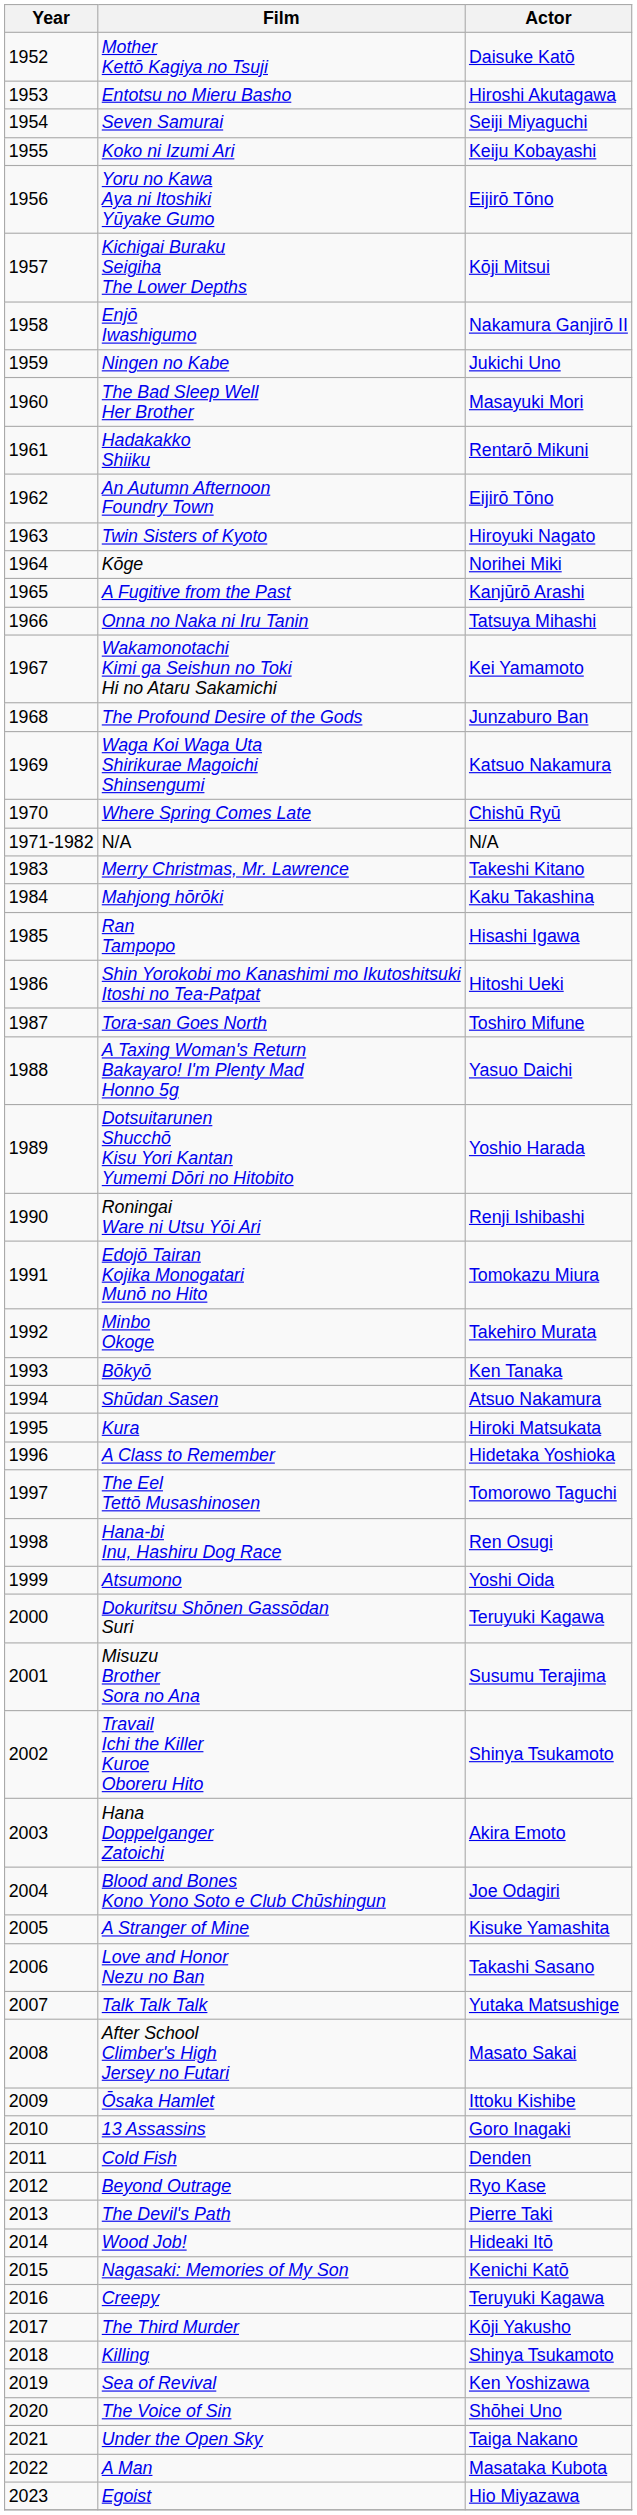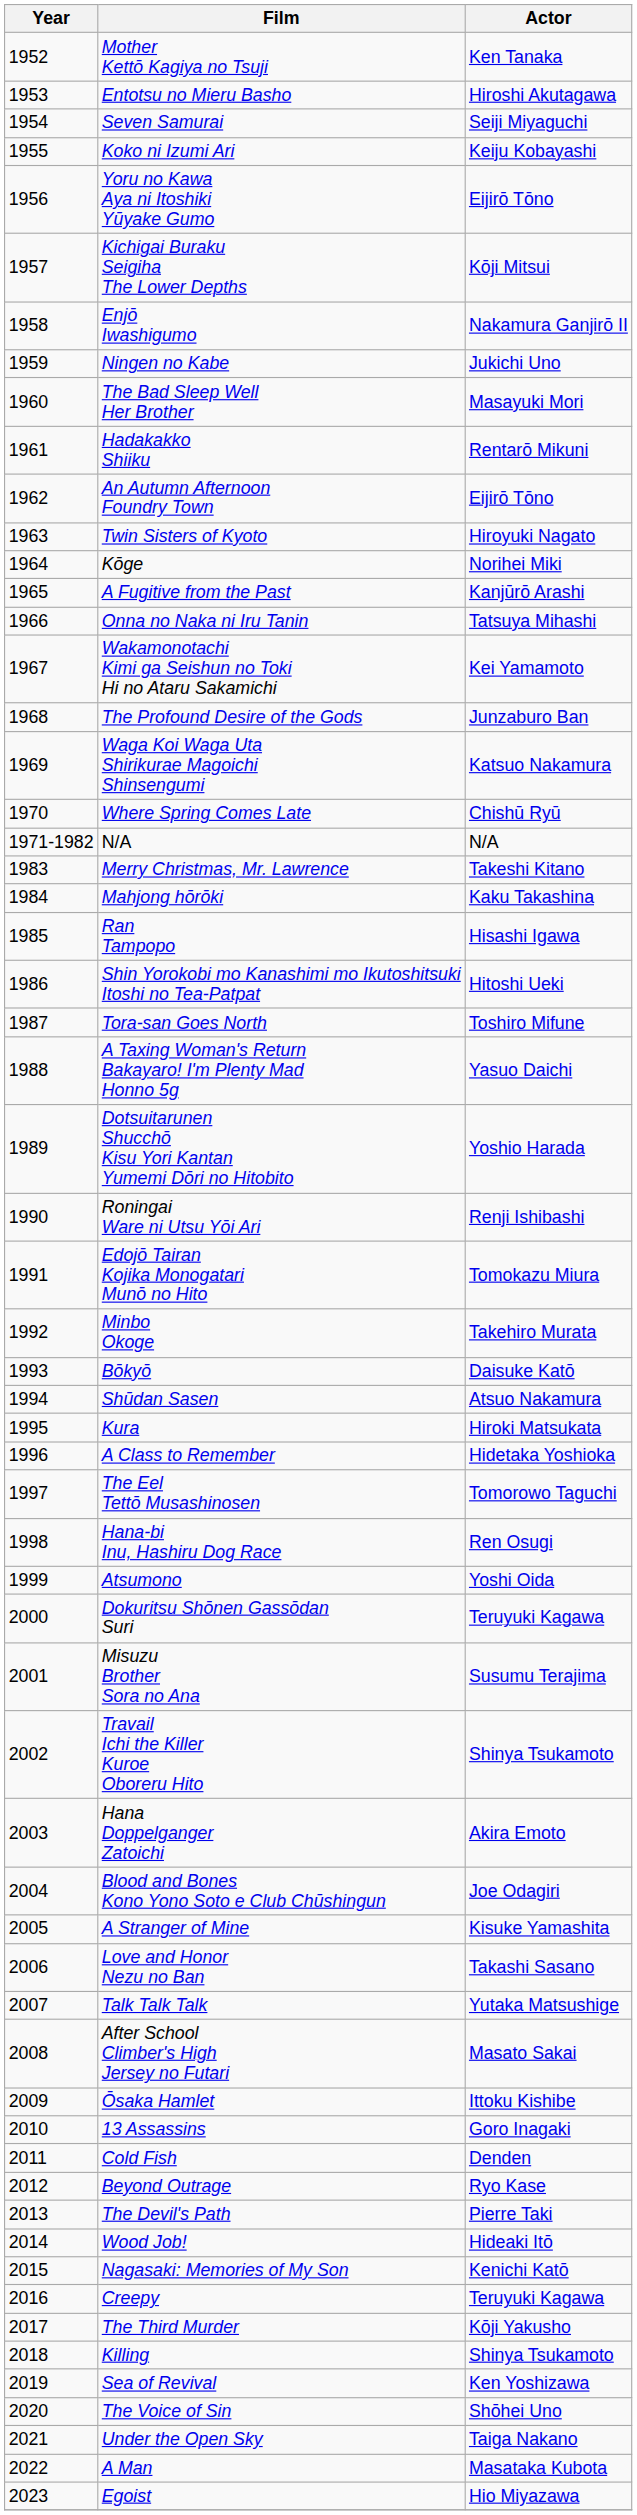(522, 56) Daisuke Katō -> (516, 56) Ken Tanaka
(516, 1371) Ken Tanaka -> (522, 1371) Daisuke Katō
